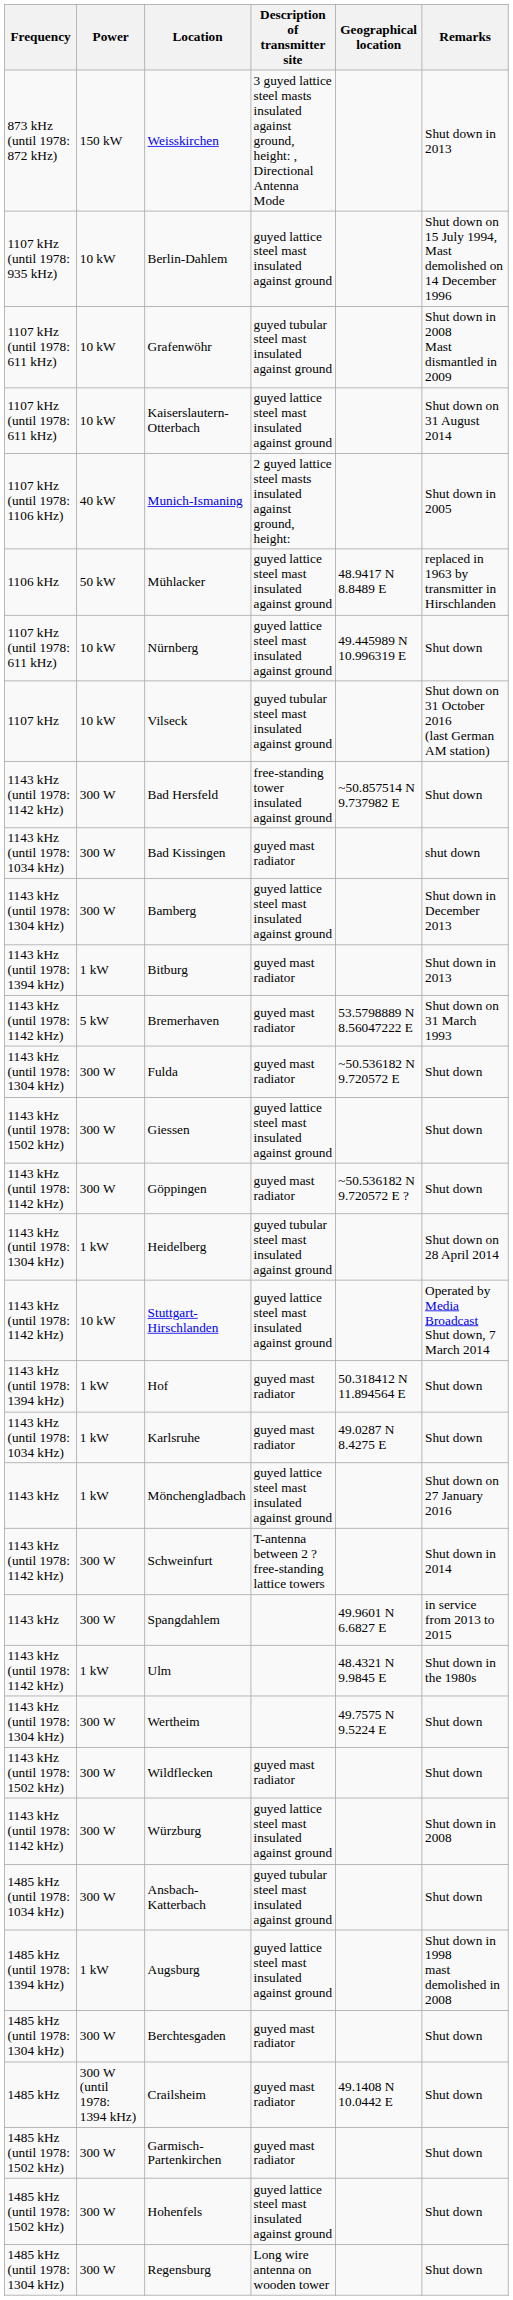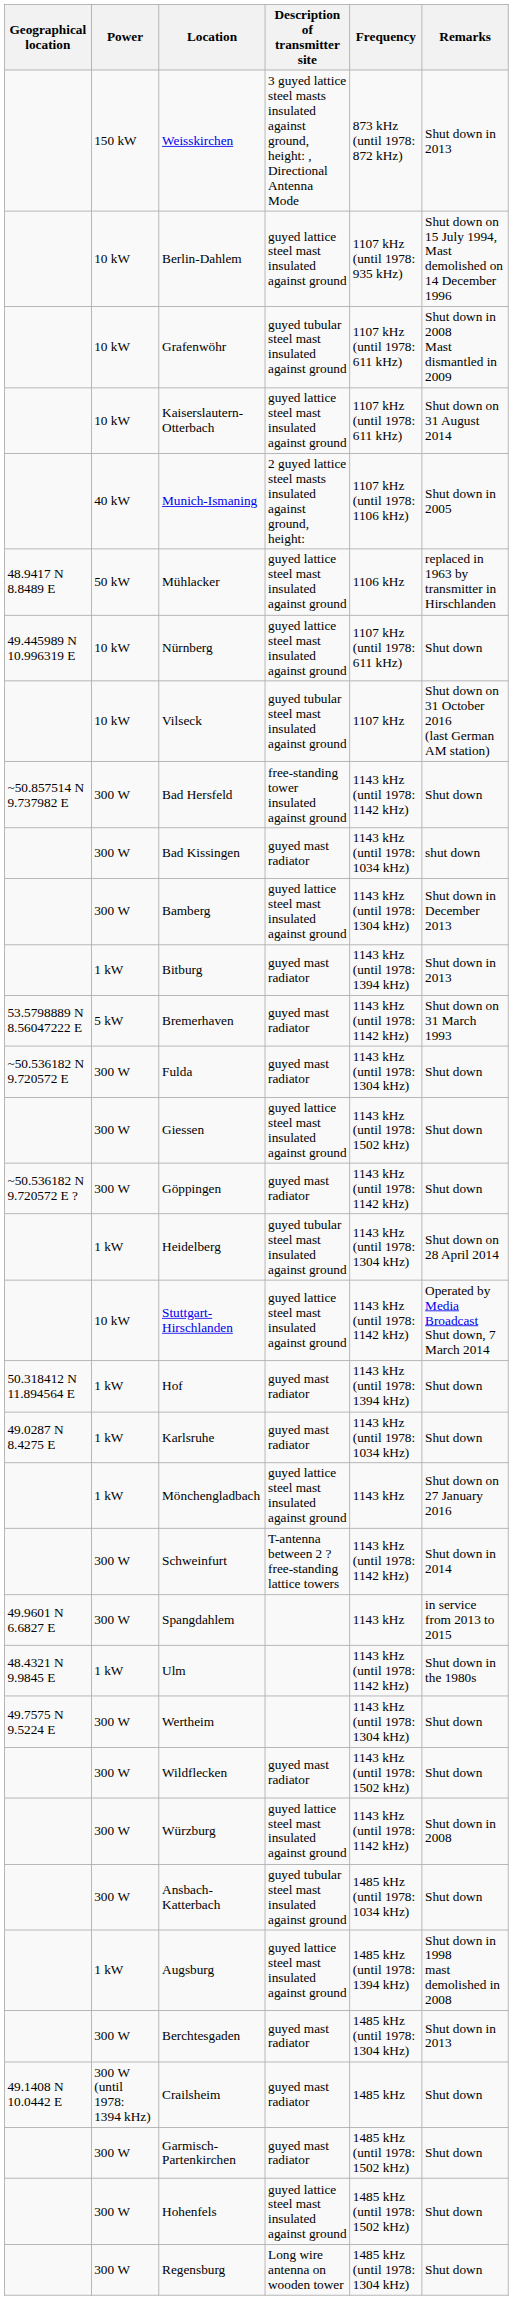columns swapped: (41, 37) <-> (379, 37)
(454, 2036) Shut down -> (460, 2036) Shut down in 2013
